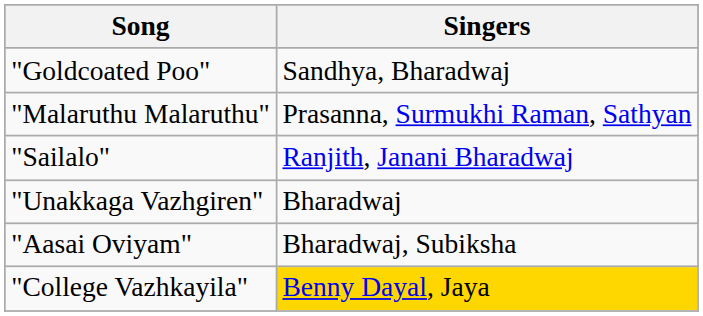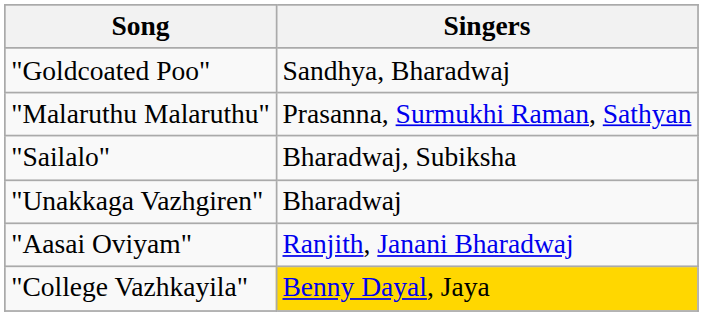(428, 157) Ranjith, Janani Bharadwaj -> (399, 157) Bharadwaj, Subiksha
(399, 244) Bharadwaj, Subiksha -> (428, 244) Ranjith, Janani Bharadwaj
